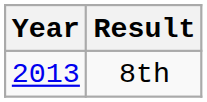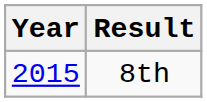(46, 74) 2013 -> (46, 74) 2015
